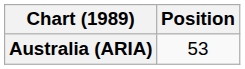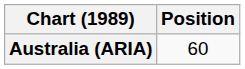(198, 49) 53 -> (198, 49) 60
